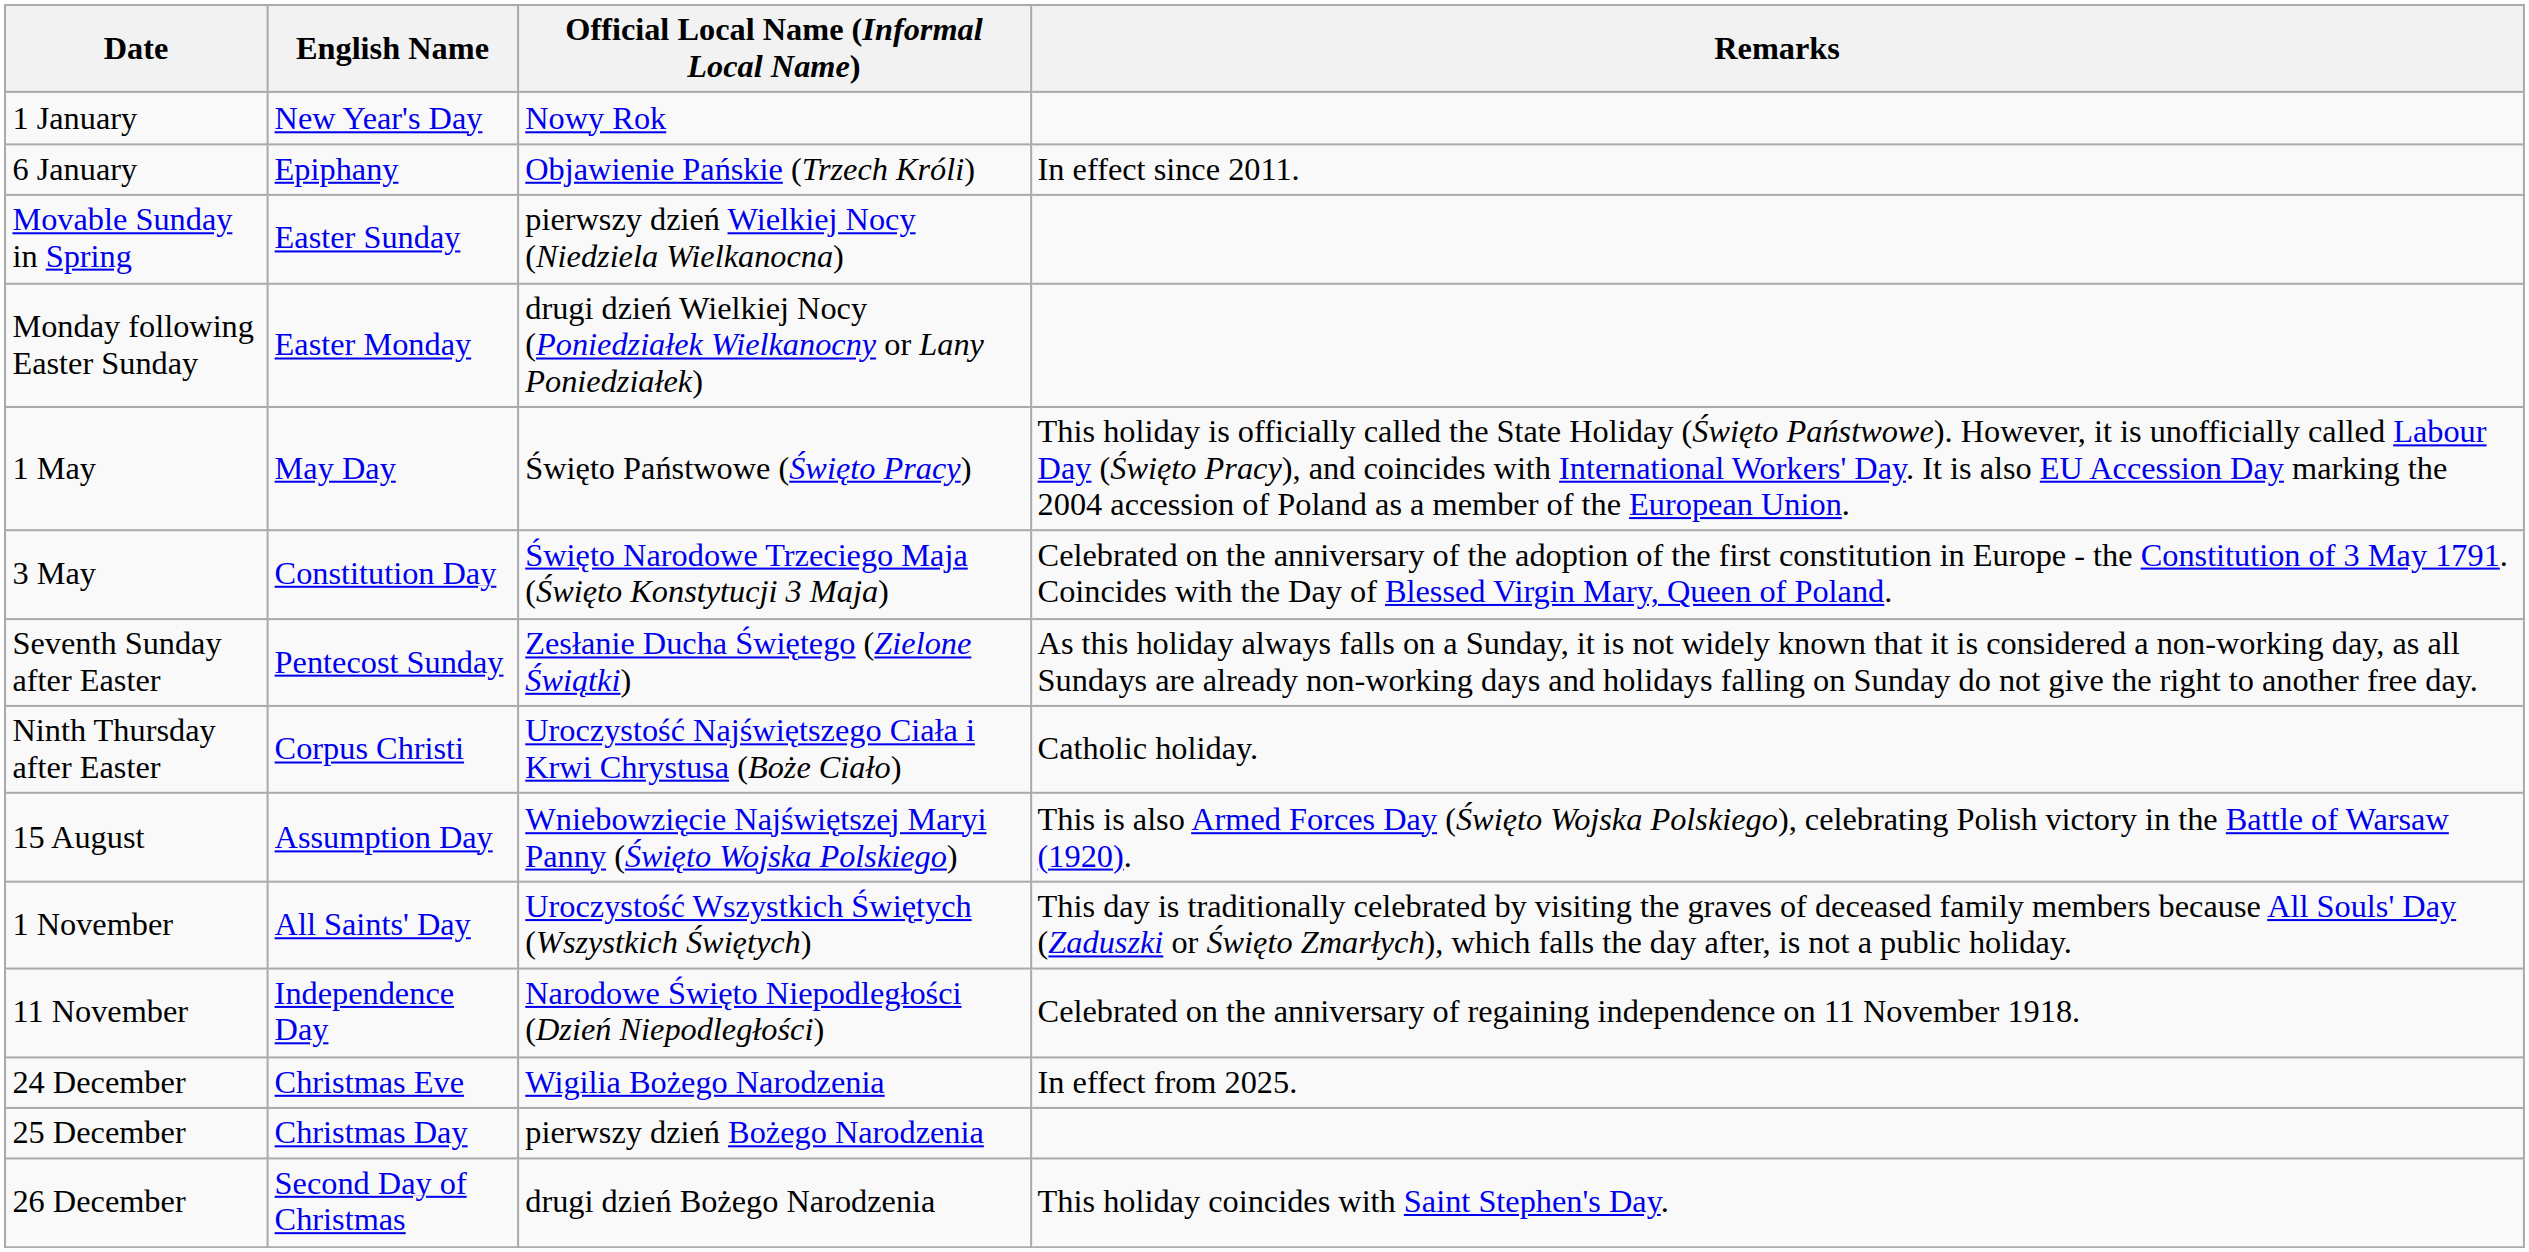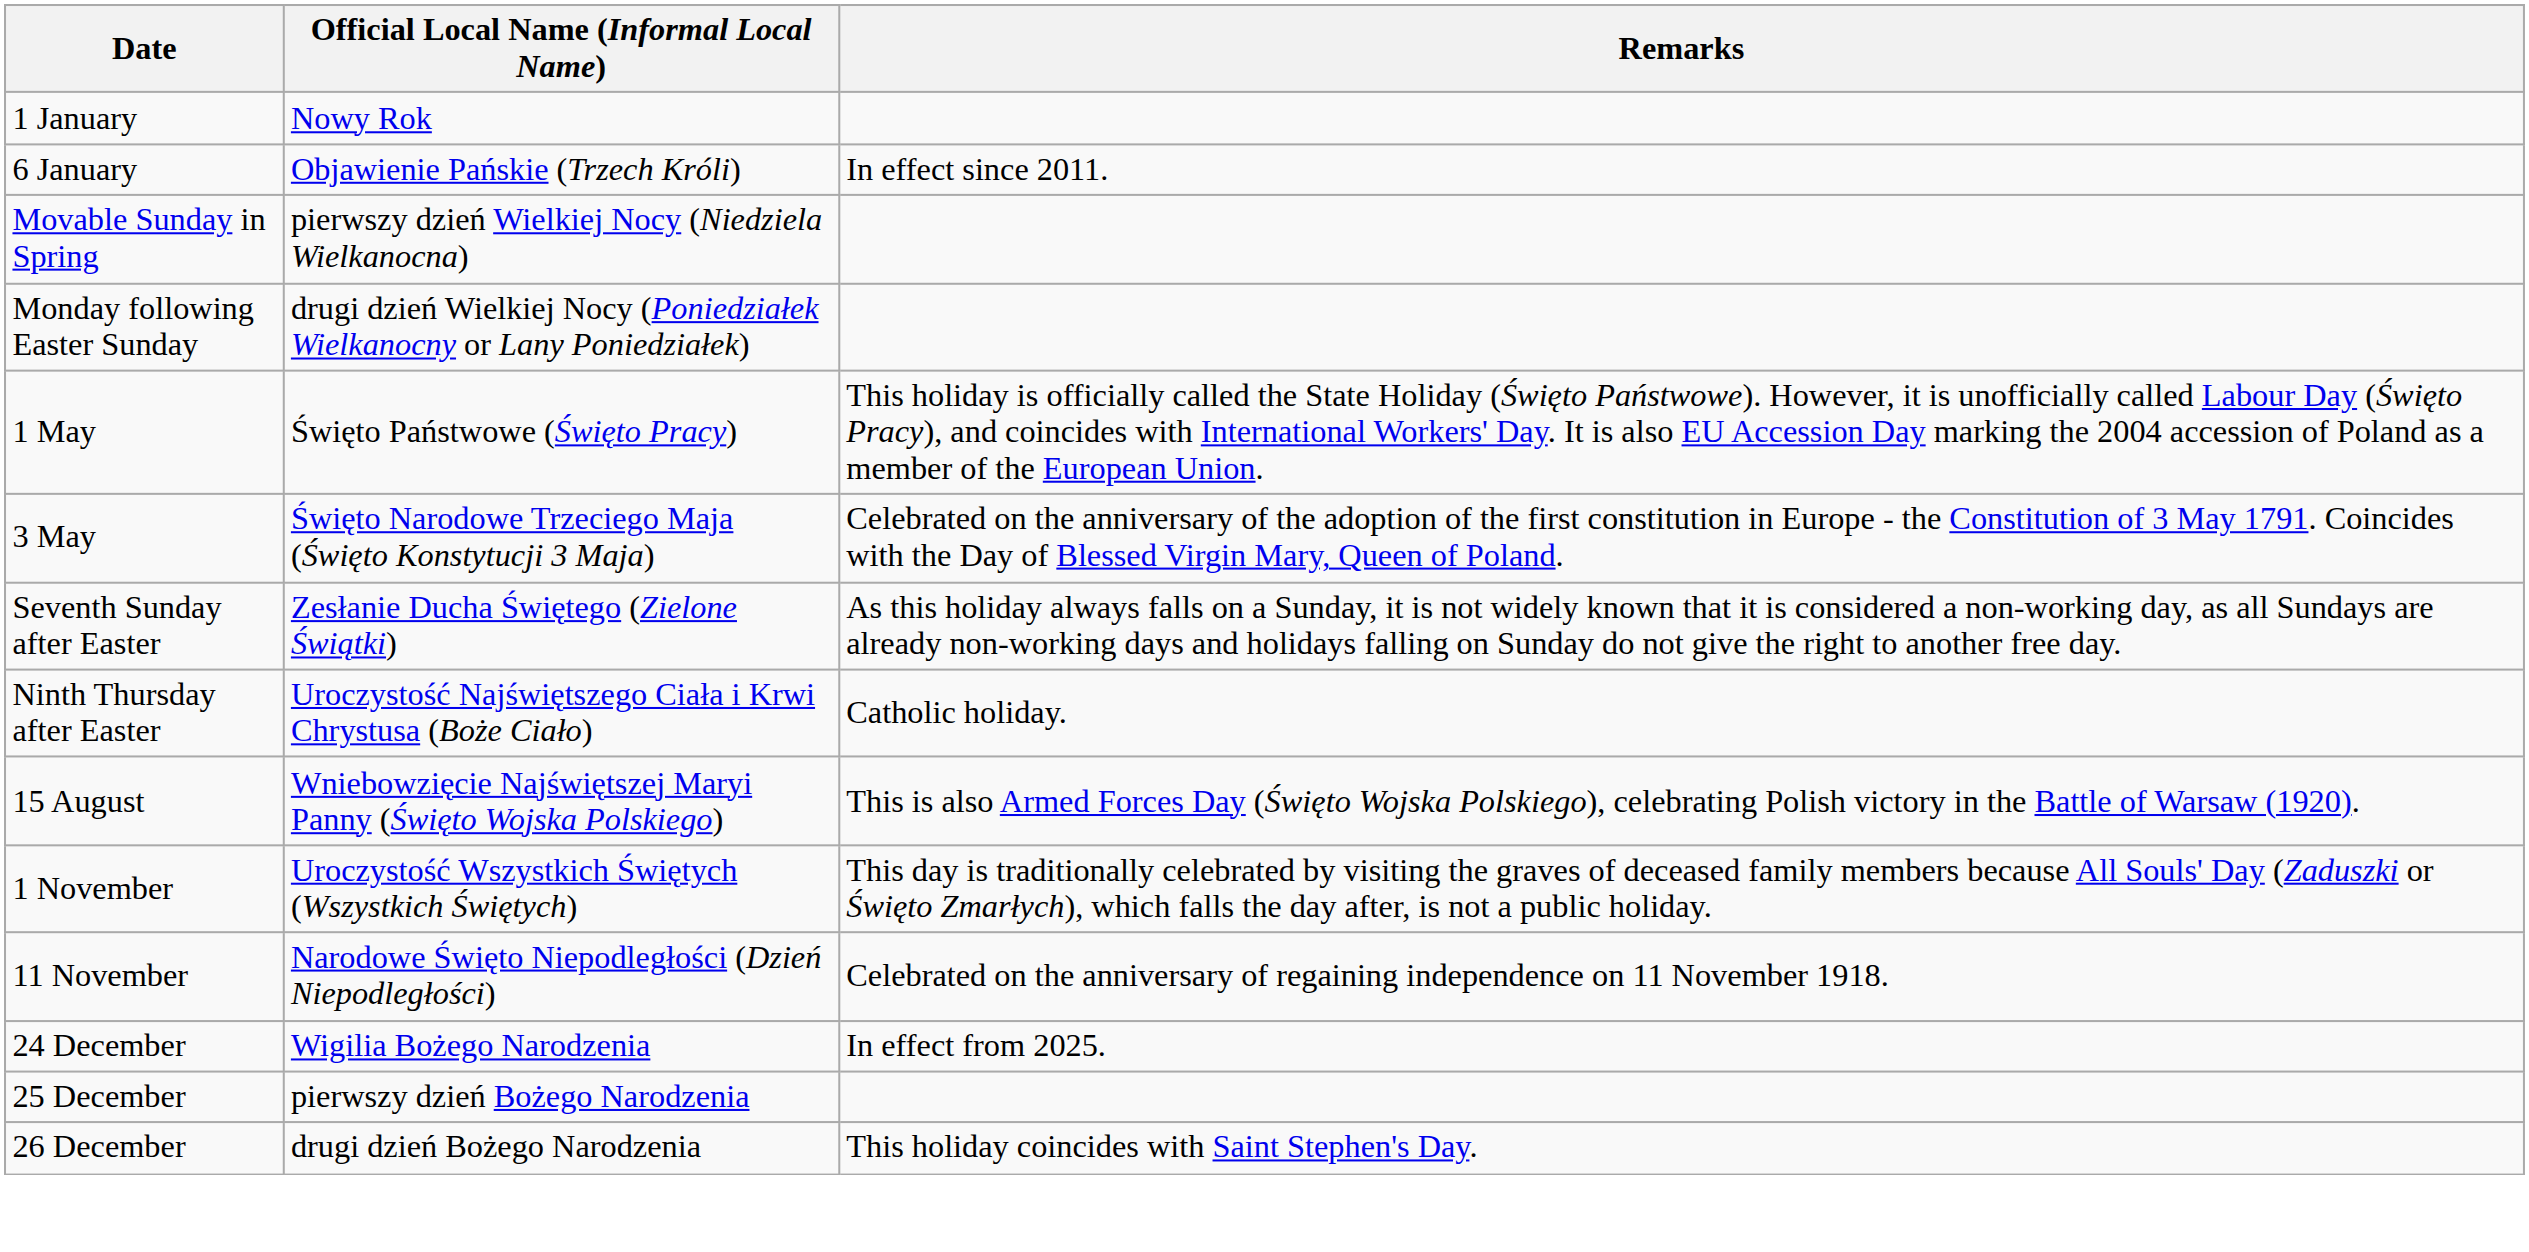- column: (392, 48)
